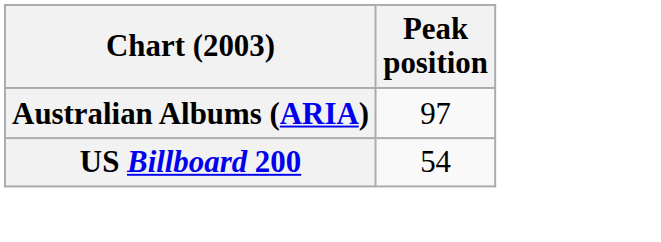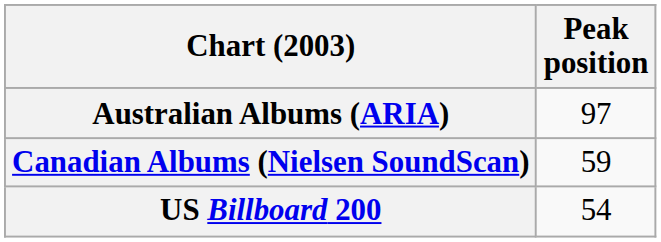+ row: (271, 161)
